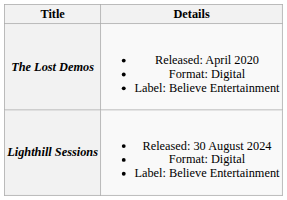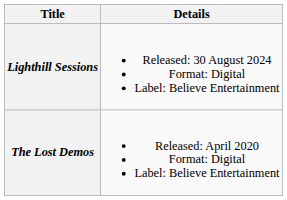rows swapped: (53, 66) <-> (53, 152)
